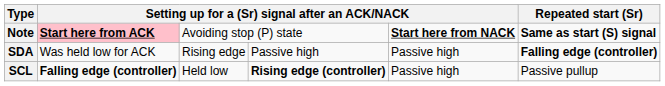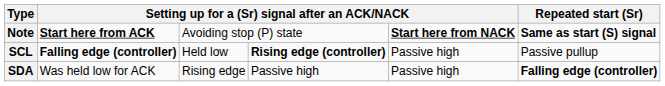(97, 33) pink background -> (97, 33) no background
rows swapped: (21, 52) <-> (21, 71)
